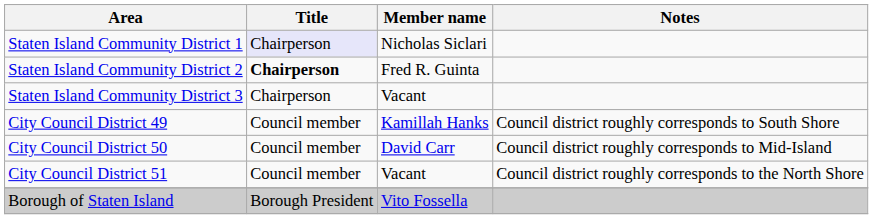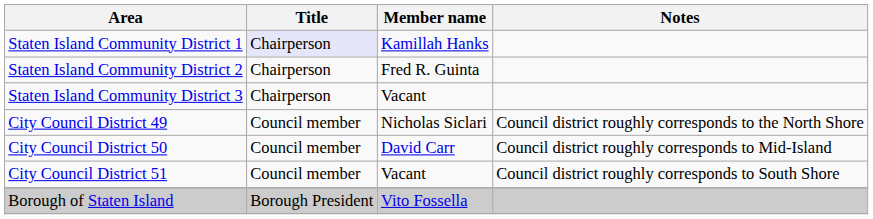(434, 43) Nicholas Siclari -> (435, 43) Kamillah Hanks
(295, 69) bold -> (291, 69) normal
(435, 122) Kamillah Hanks -> (434, 122) Nicholas Siclari
(668, 122) Council district roughly corresponds to South Shore -> (680, 122) Council district roughly corresponds to the North Shore
(680, 174) Council district roughly corresponds to the North Shore -> (668, 174) Council district roughly corresponds to South Shore
